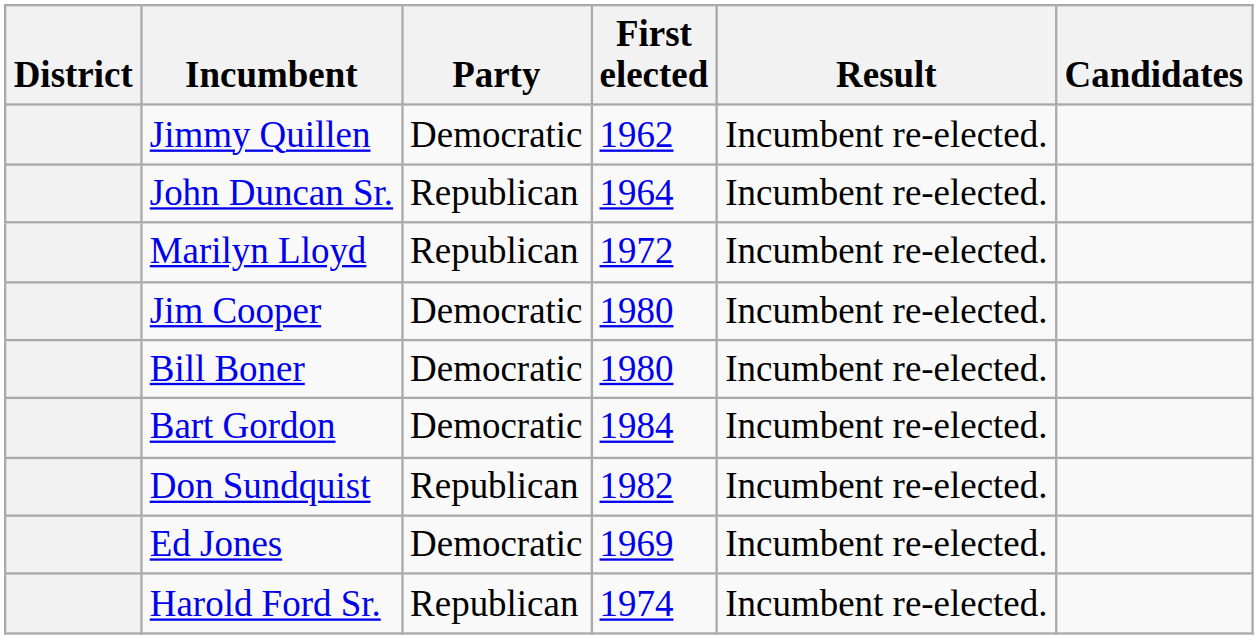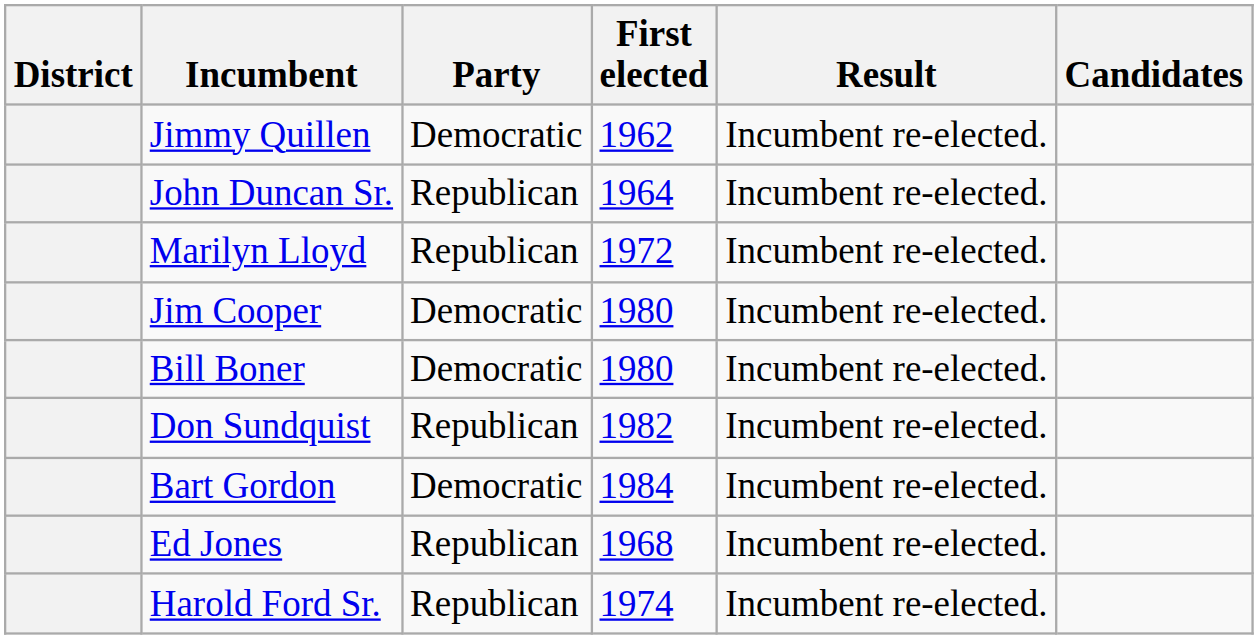rows swapped: (243, 427) <-> (260, 485)
(496, 544) Democratic -> (494, 544) Republican
(636, 544) 1969 -> (636, 544) 1968
